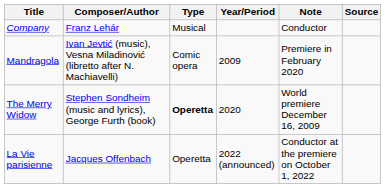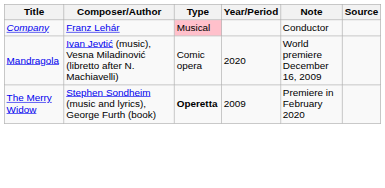(189, 28) no background -> (194, 28) pink background
(230, 60) 2009 -> (235, 60) 2020
(307, 60) Premiere in February 2020 -> (306, 60) World premiere December 16, 2009
(230, 109) 2020 -> (235, 104) 2009
(304, 109) World premiere December 16, 2009 -> (308, 104) Premiere in February 2020
- row: (29, 158)
